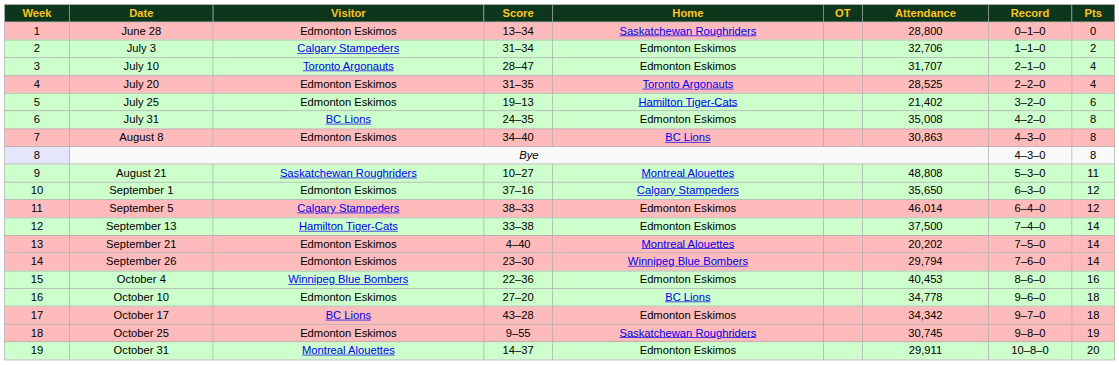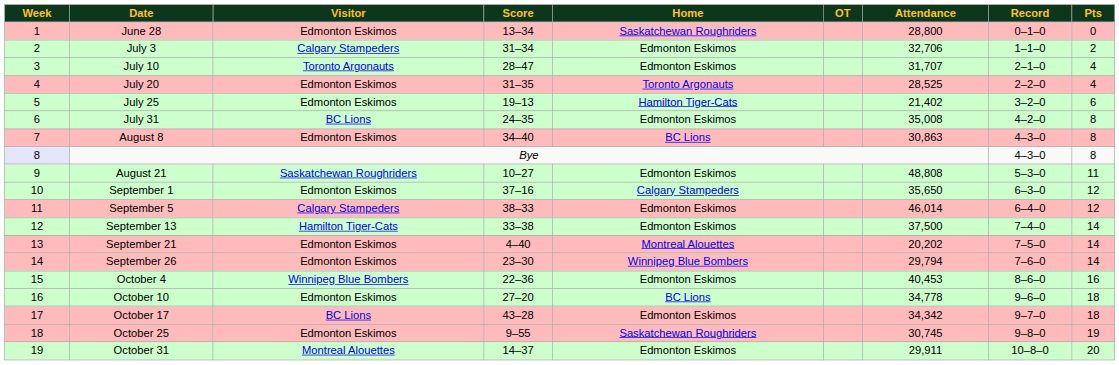(688, 173) Montreal Alouettes -> (688, 173) Edmonton Eskimos
